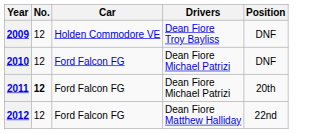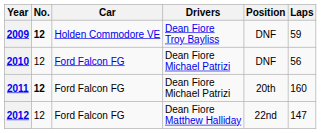+ column: (302, 12)
(39, 34) normal -> (39, 34) bold
